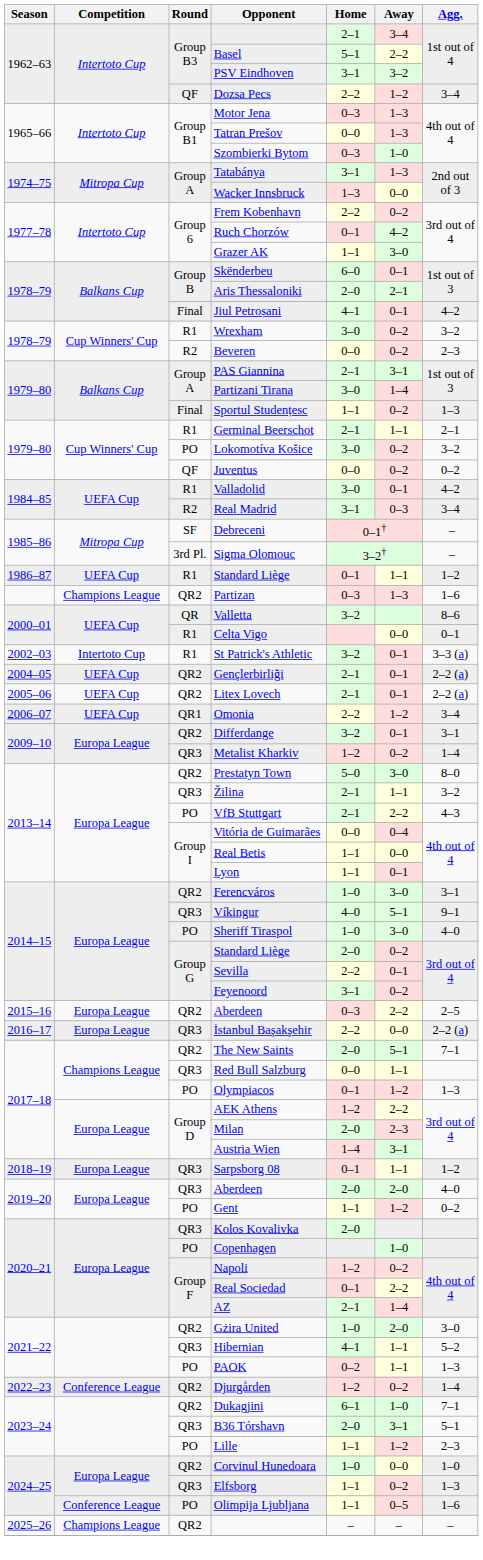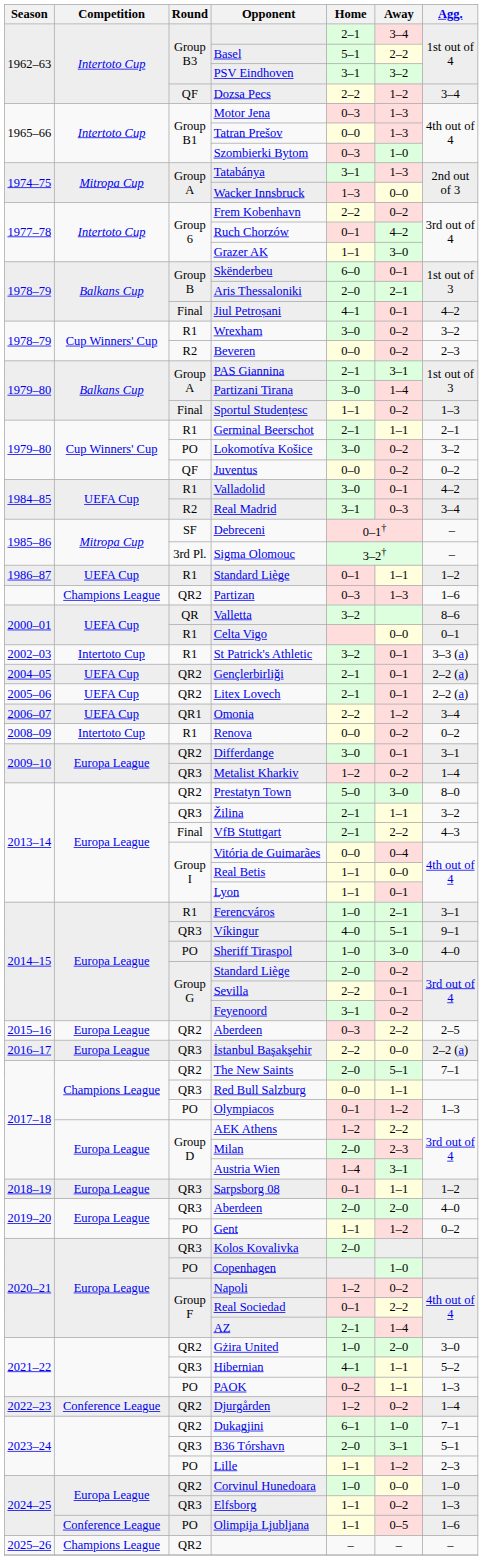+ row: (29, 733)
(351, 733) 3–2 -> (351, 753) 3–0
(190, 812) PO -> (190, 832) Final
(190, 892) QR2 -> (190, 911) R1
(399, 892) 3–0 -> (399, 911) 2–1
